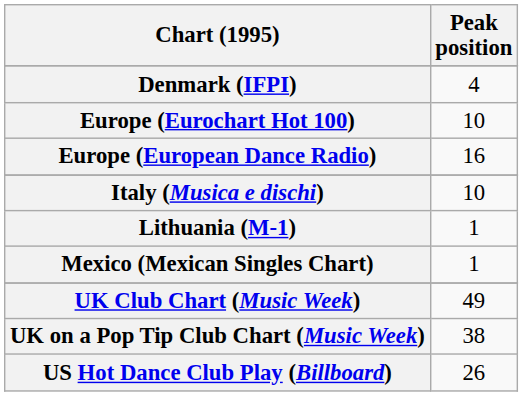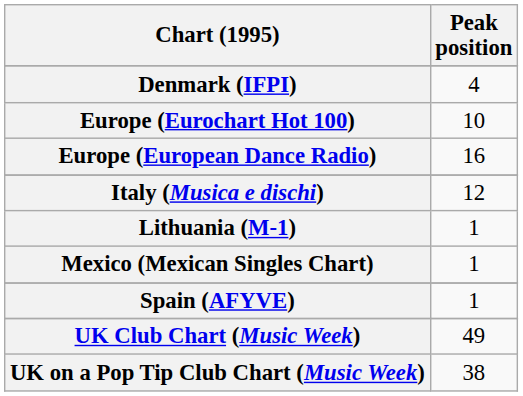(474, 192) 10 -> (474, 192) 12
+ row: (217, 300)
- row: (217, 372)
